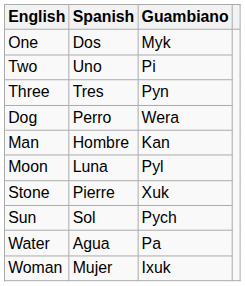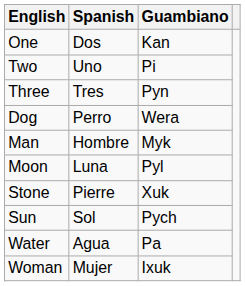(156, 42) Myk -> (156, 42) Kan
(156, 142) Kan -> (156, 142) Myk
